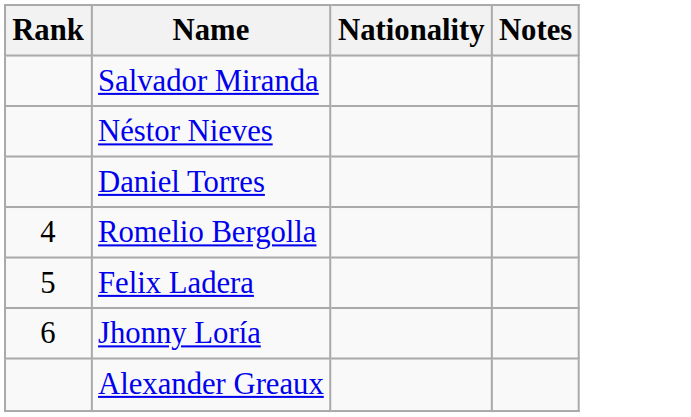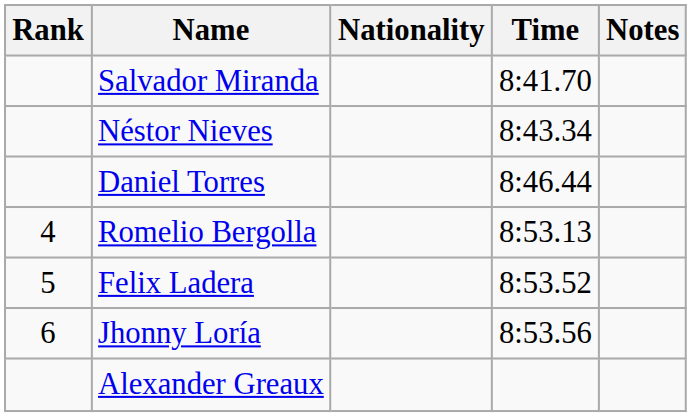+ column: (545, 30)
